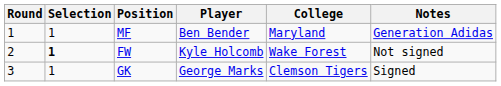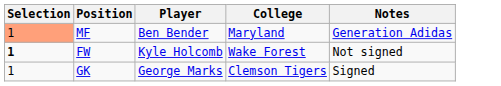- column: (25, 14)
(52, 33) no background -> (11, 33) lightsalmon background
